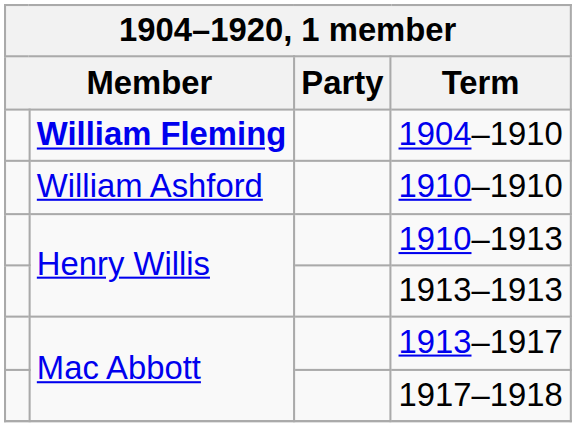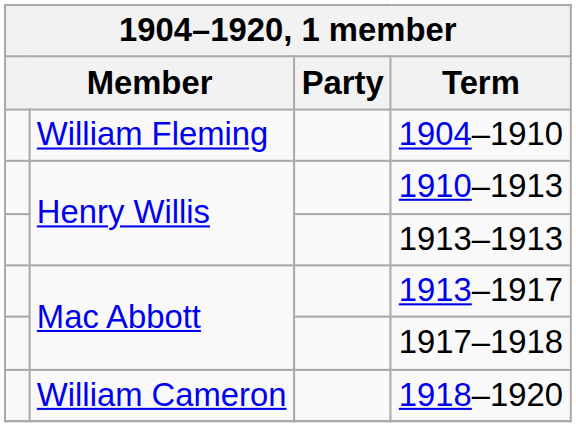(162, 134) bold -> (153, 134) normal
- row: (481, 186)
+ row: (481, 394)
